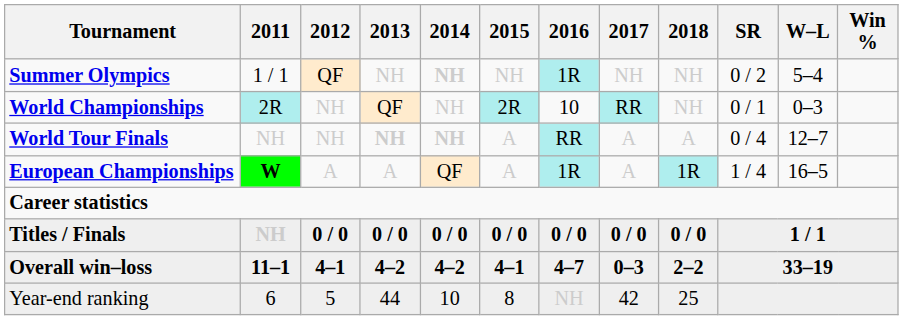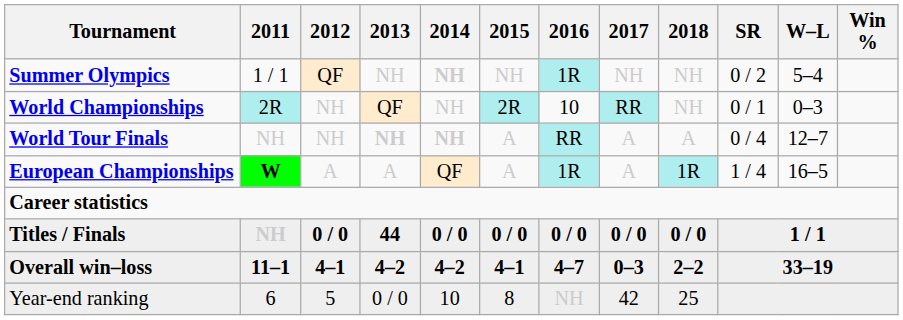(390, 235) 0 / 0 -> (390, 235) 44
(390, 298) 44 -> (390, 298) 0 / 0
